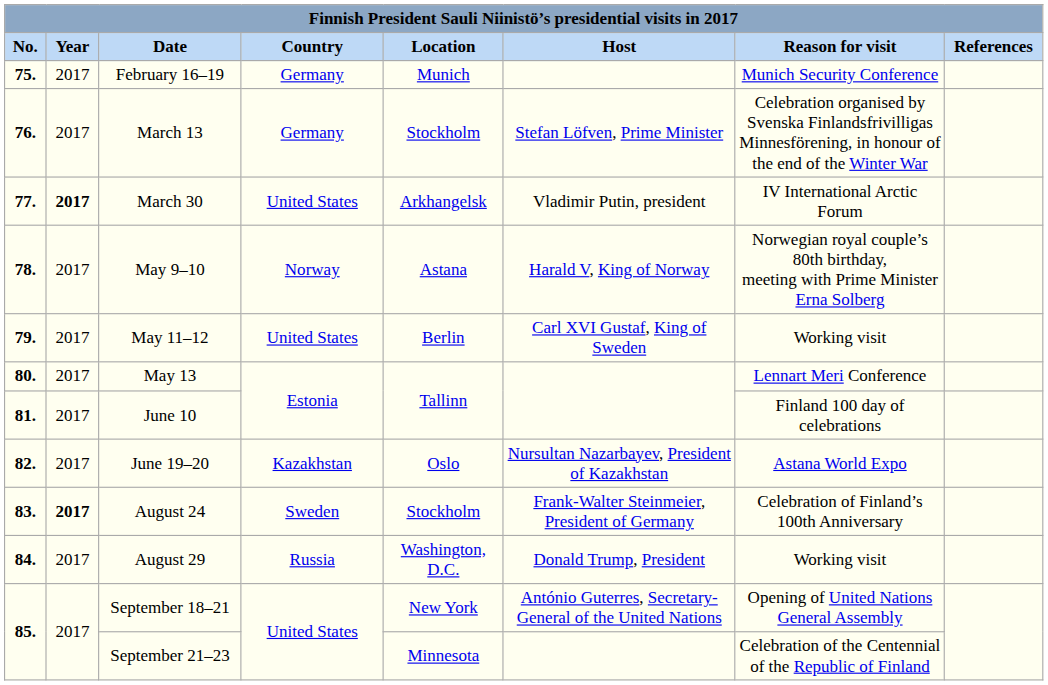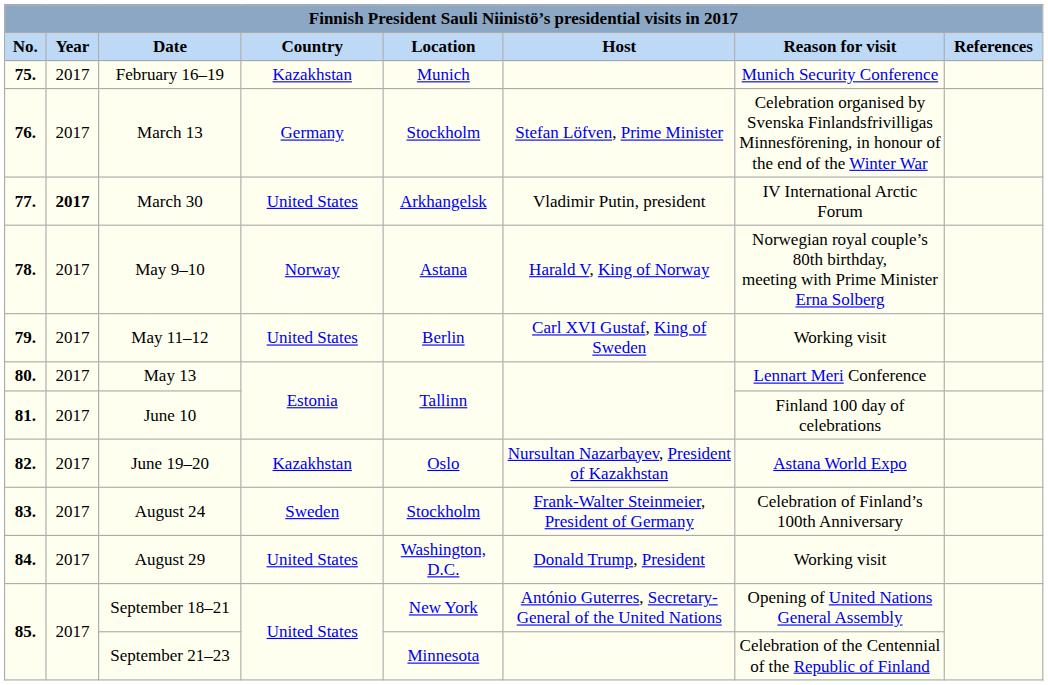(312, 74) Germany -> (312, 74) Kazakhstan
(72, 511) bold -> (72, 511) normal
(312, 559) Russia -> (312, 559) United States
